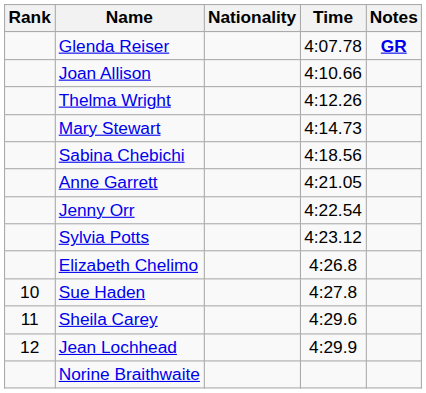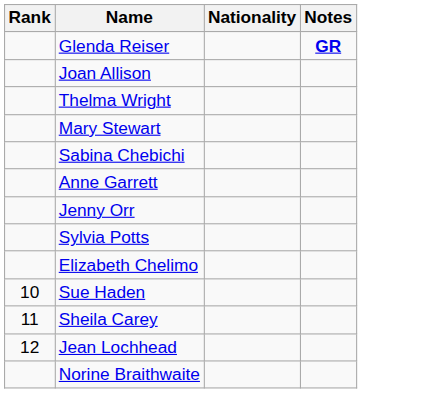- column: (333, 18)
